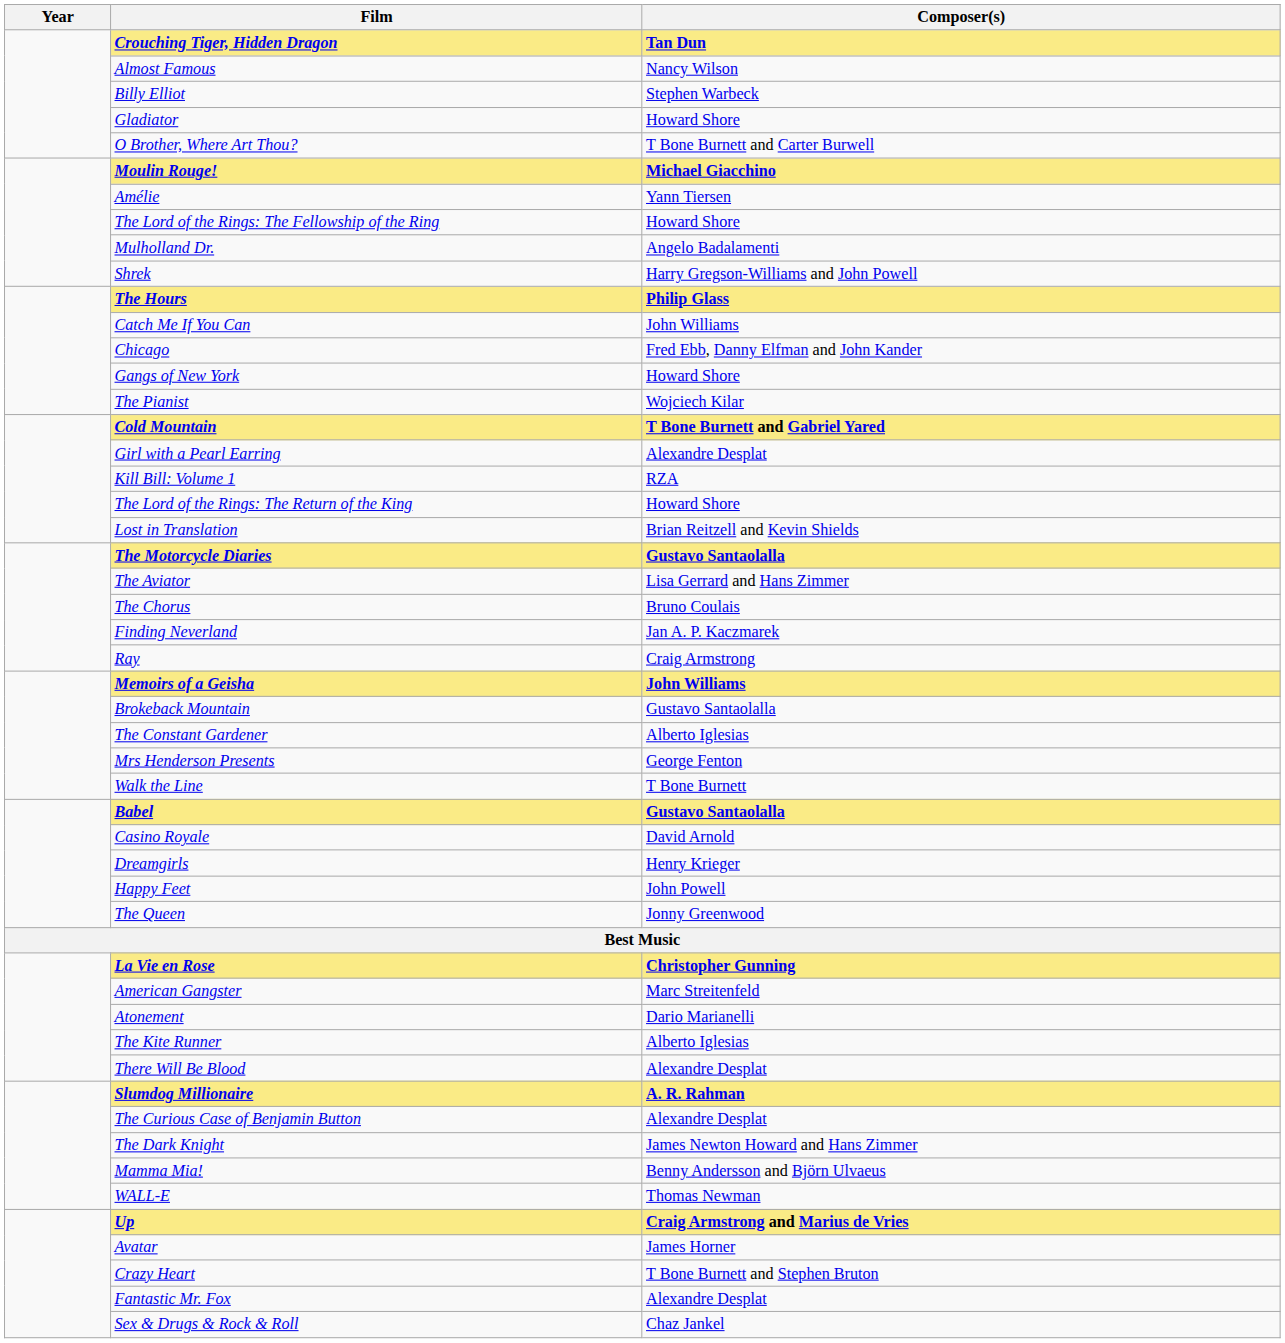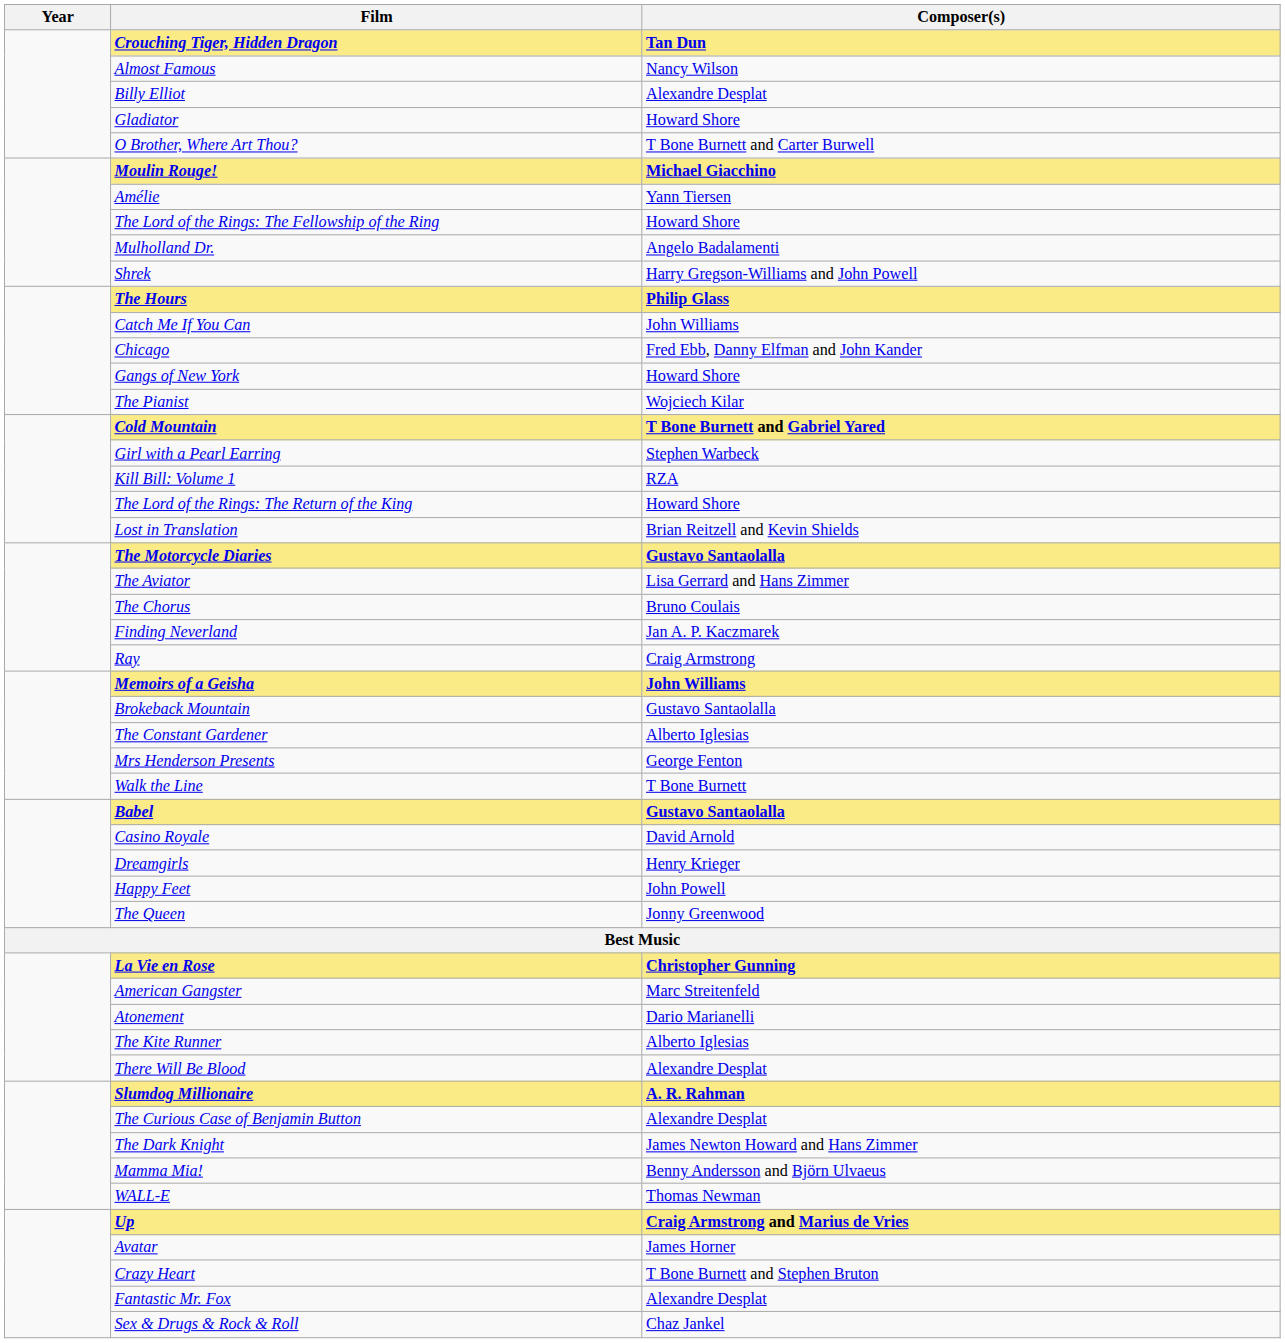(702, 94) Stephen Warbeck -> (706, 94) Alexandre Desplat
(706, 453) Alexandre Desplat -> (702, 453) Stephen Warbeck
